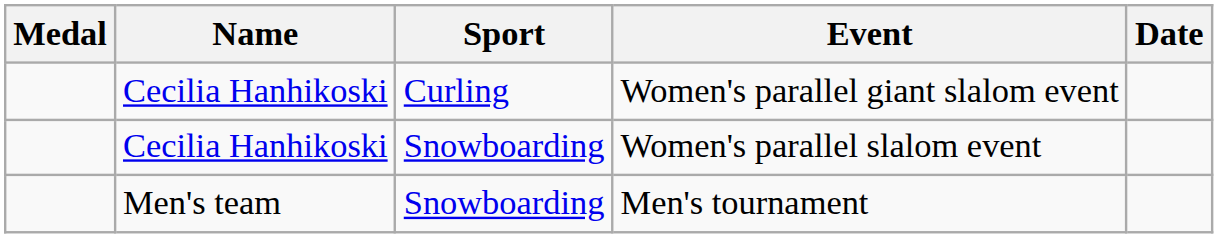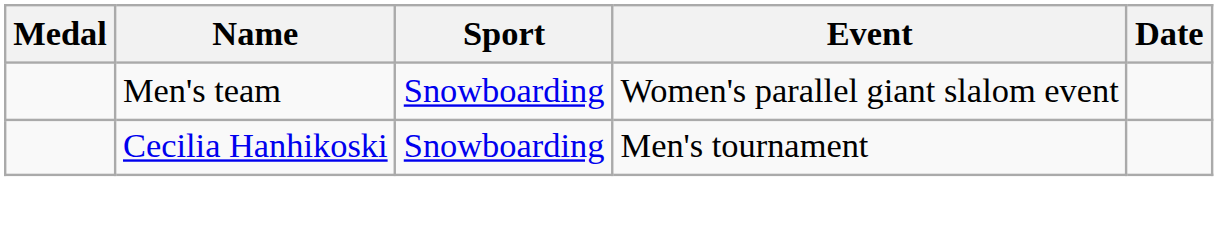(255, 90) Cecilia Hanhikoski -> (202, 90) Men's team
(456, 90) Curling -> (504, 90) Snowboarding
- row: (831, 146)
(202, 203) Men's team -> (255, 146) Cecilia Hanhikoski
